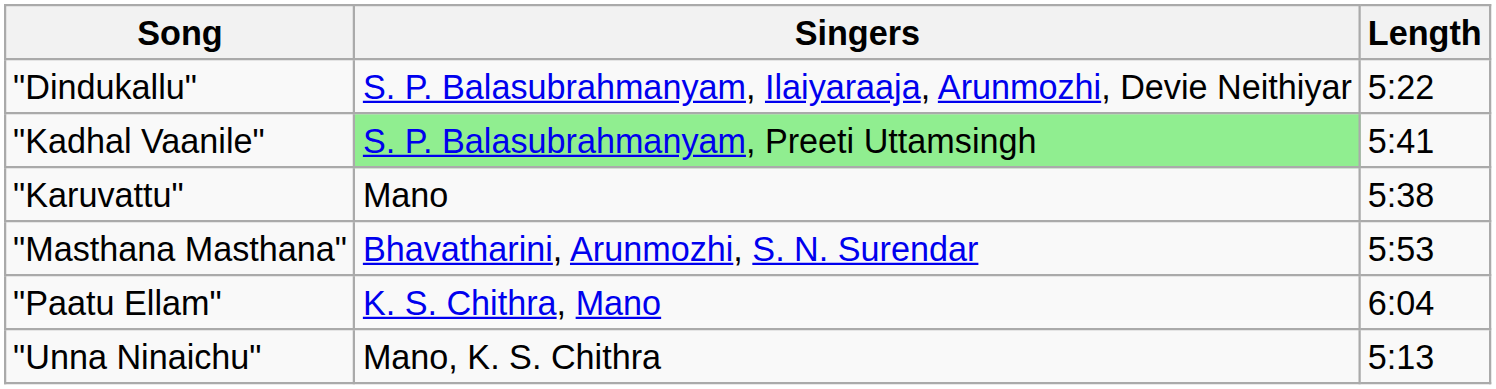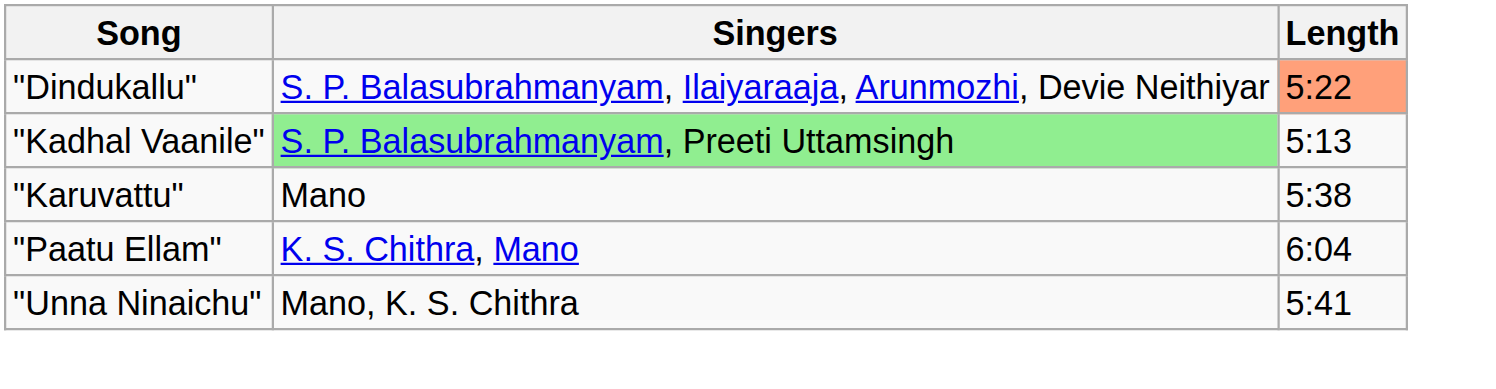(1401, 87) no background -> (1319, 87) lightsalmon background
(1401, 141) 5:41 -> (1319, 141) 5:13
- row: (180, 249)
(1401, 357) 5:13 -> (1319, 303) 5:41
